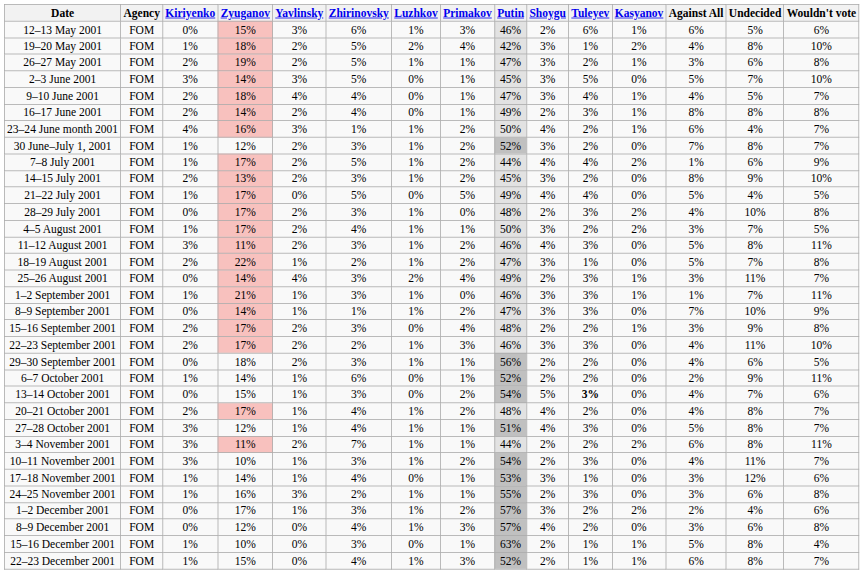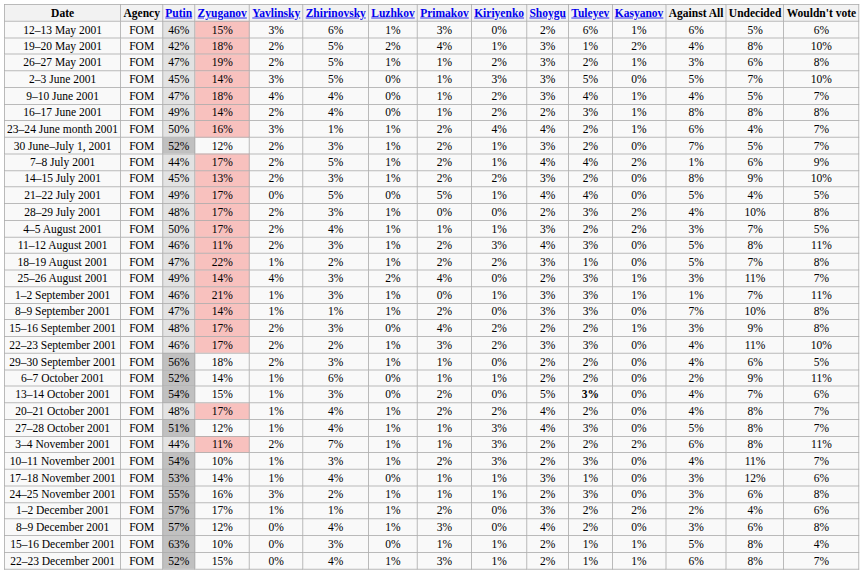columns swapped: (511, 13) <-> (190, 13)
(755, 146) 8% -> (755, 146) 5%
(821, 312) 9% -> (821, 312) 8%
(359, 511) 3% -> (336, 511) 1%
